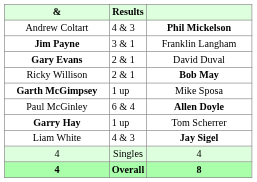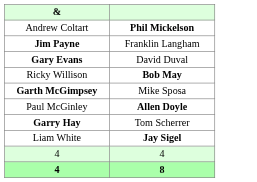- column: (128, 12)
